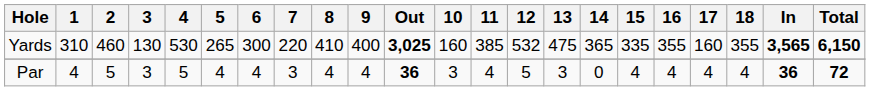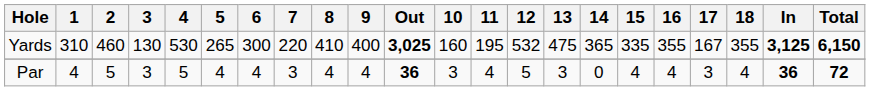(489, 45) 385 -> (489, 45) 195
(708, 45) 160 -> (708, 45) 167
(788, 45) 3,565 -> (788, 45) 3,125
(708, 72) 4 -> (708, 72) 3
